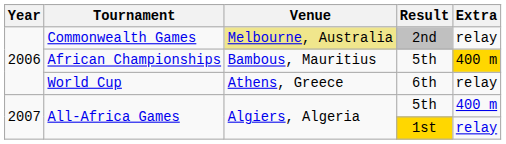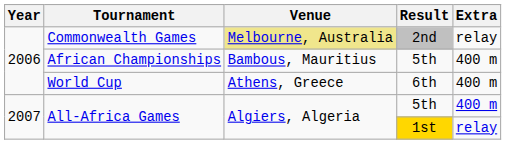(477, 61) gold background -> (477, 61) no background
(477, 83) relay -> (477, 83) 400 m
